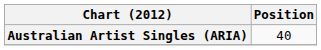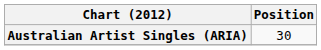(284, 35) 40 -> (284, 35) 30
